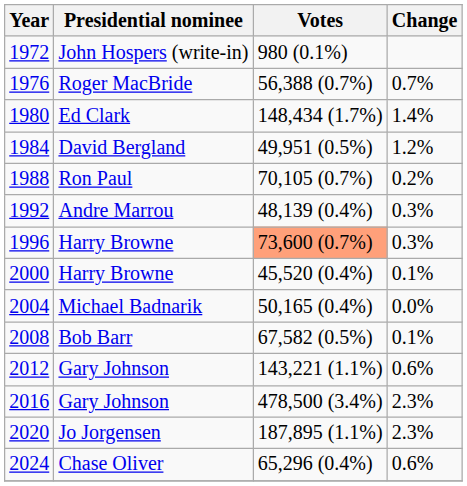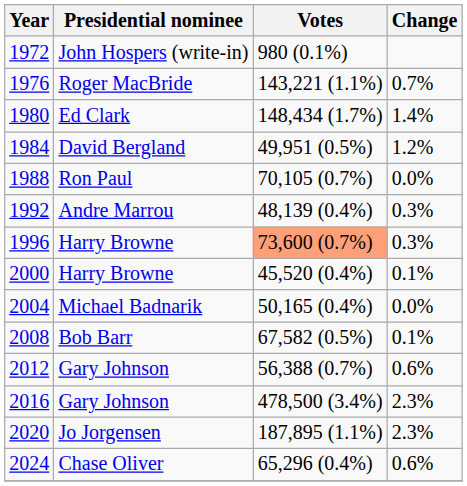(315, 83) 56,388 (0.7%) -> (320, 83) 143,221 (1.1%)
(413, 178) 0.2% -> (413, 178) 0.0%
(320, 369) 143,221 (1.1%) -> (315, 369) 56,388 (0.7%)
